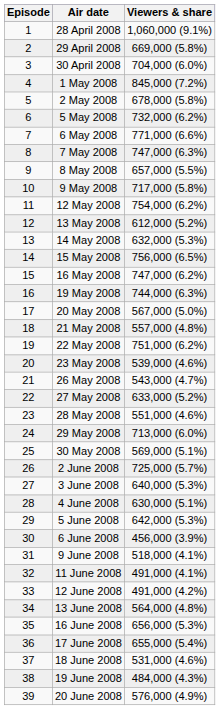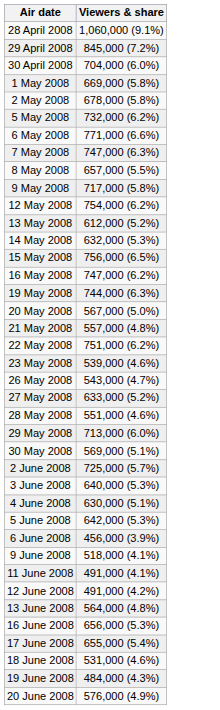- column: (28, 13)
(169, 48) 669,000 (5.8%) -> (121, 48) 845,000 (7.2%)
(169, 83) 845,000 (7.2%) -> (121, 83) 669,000 (5.8%)
